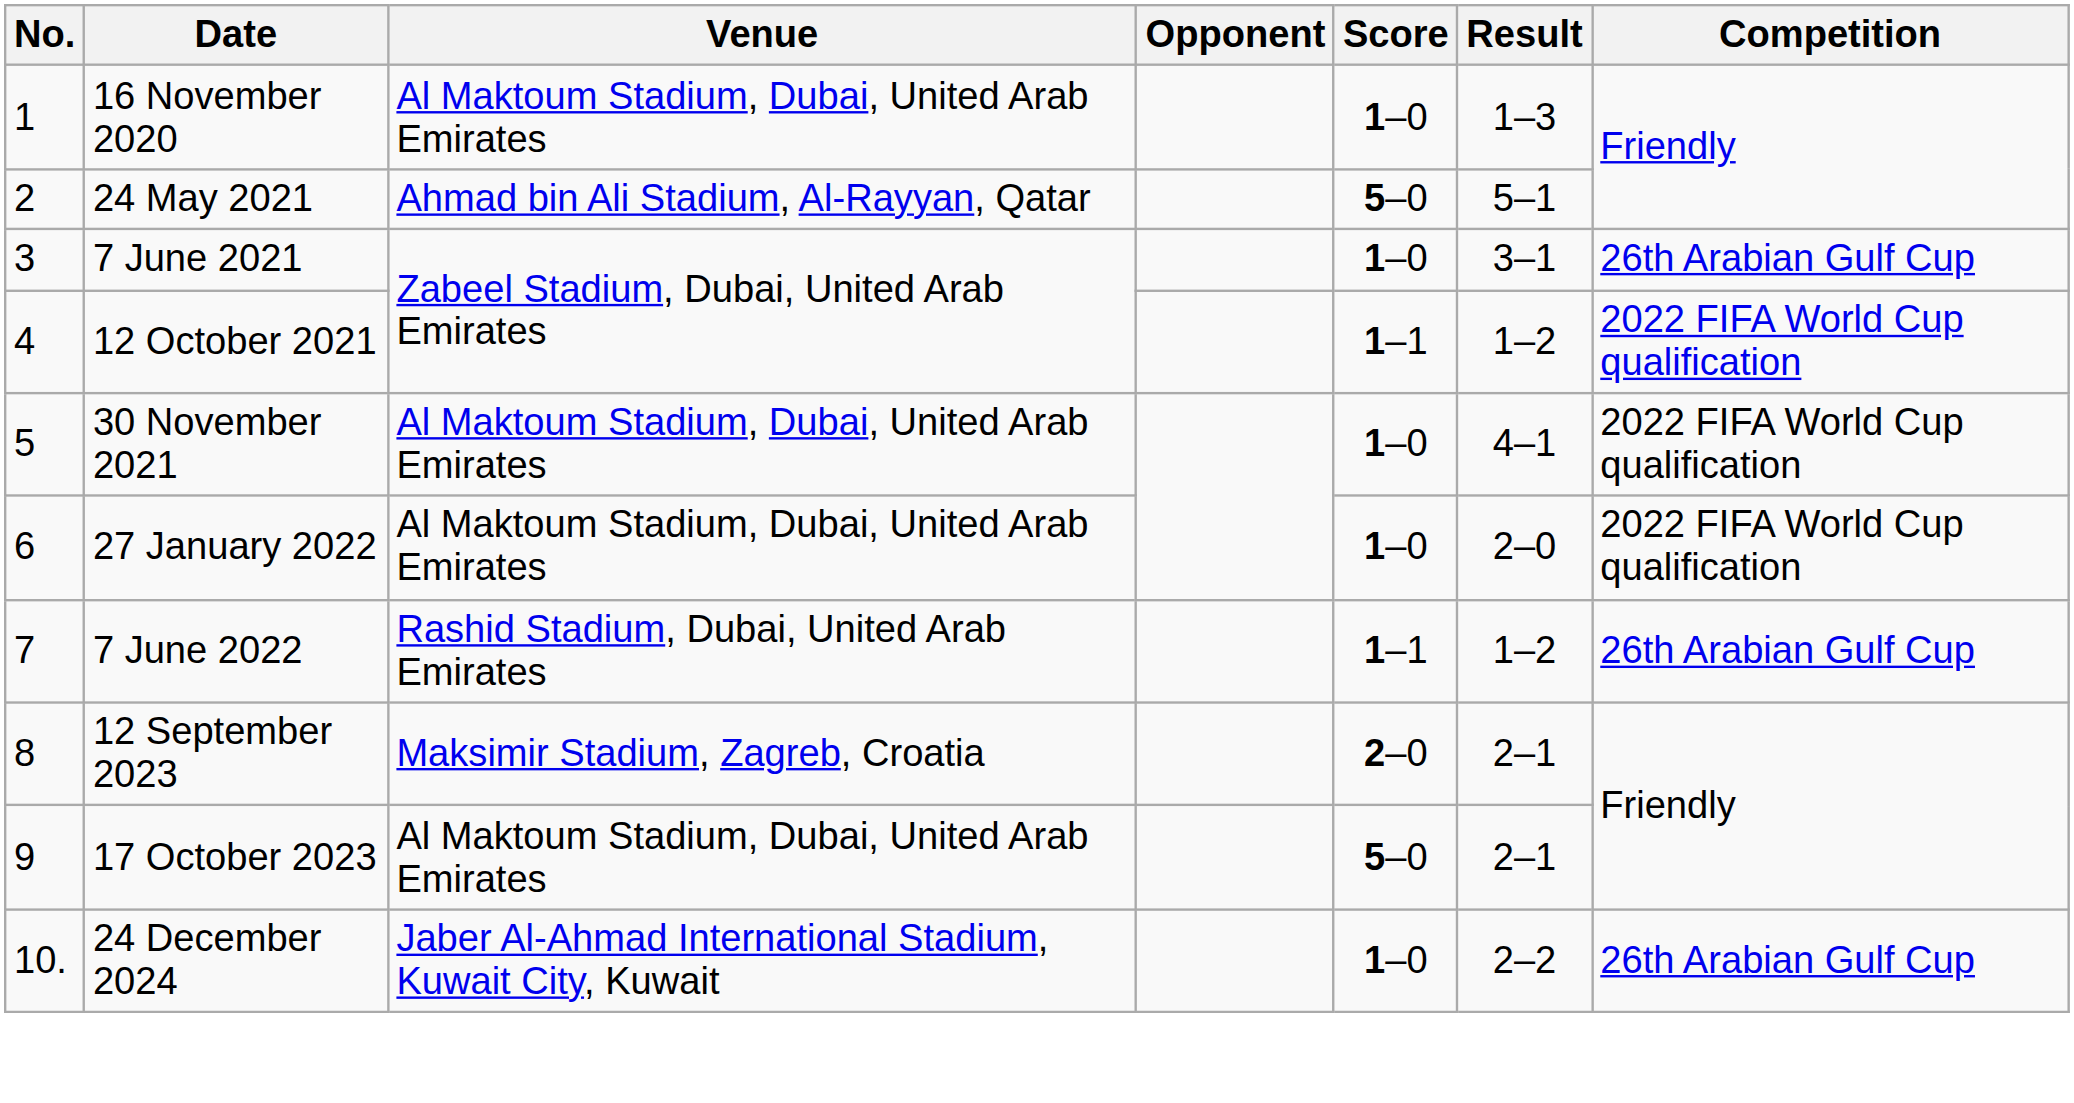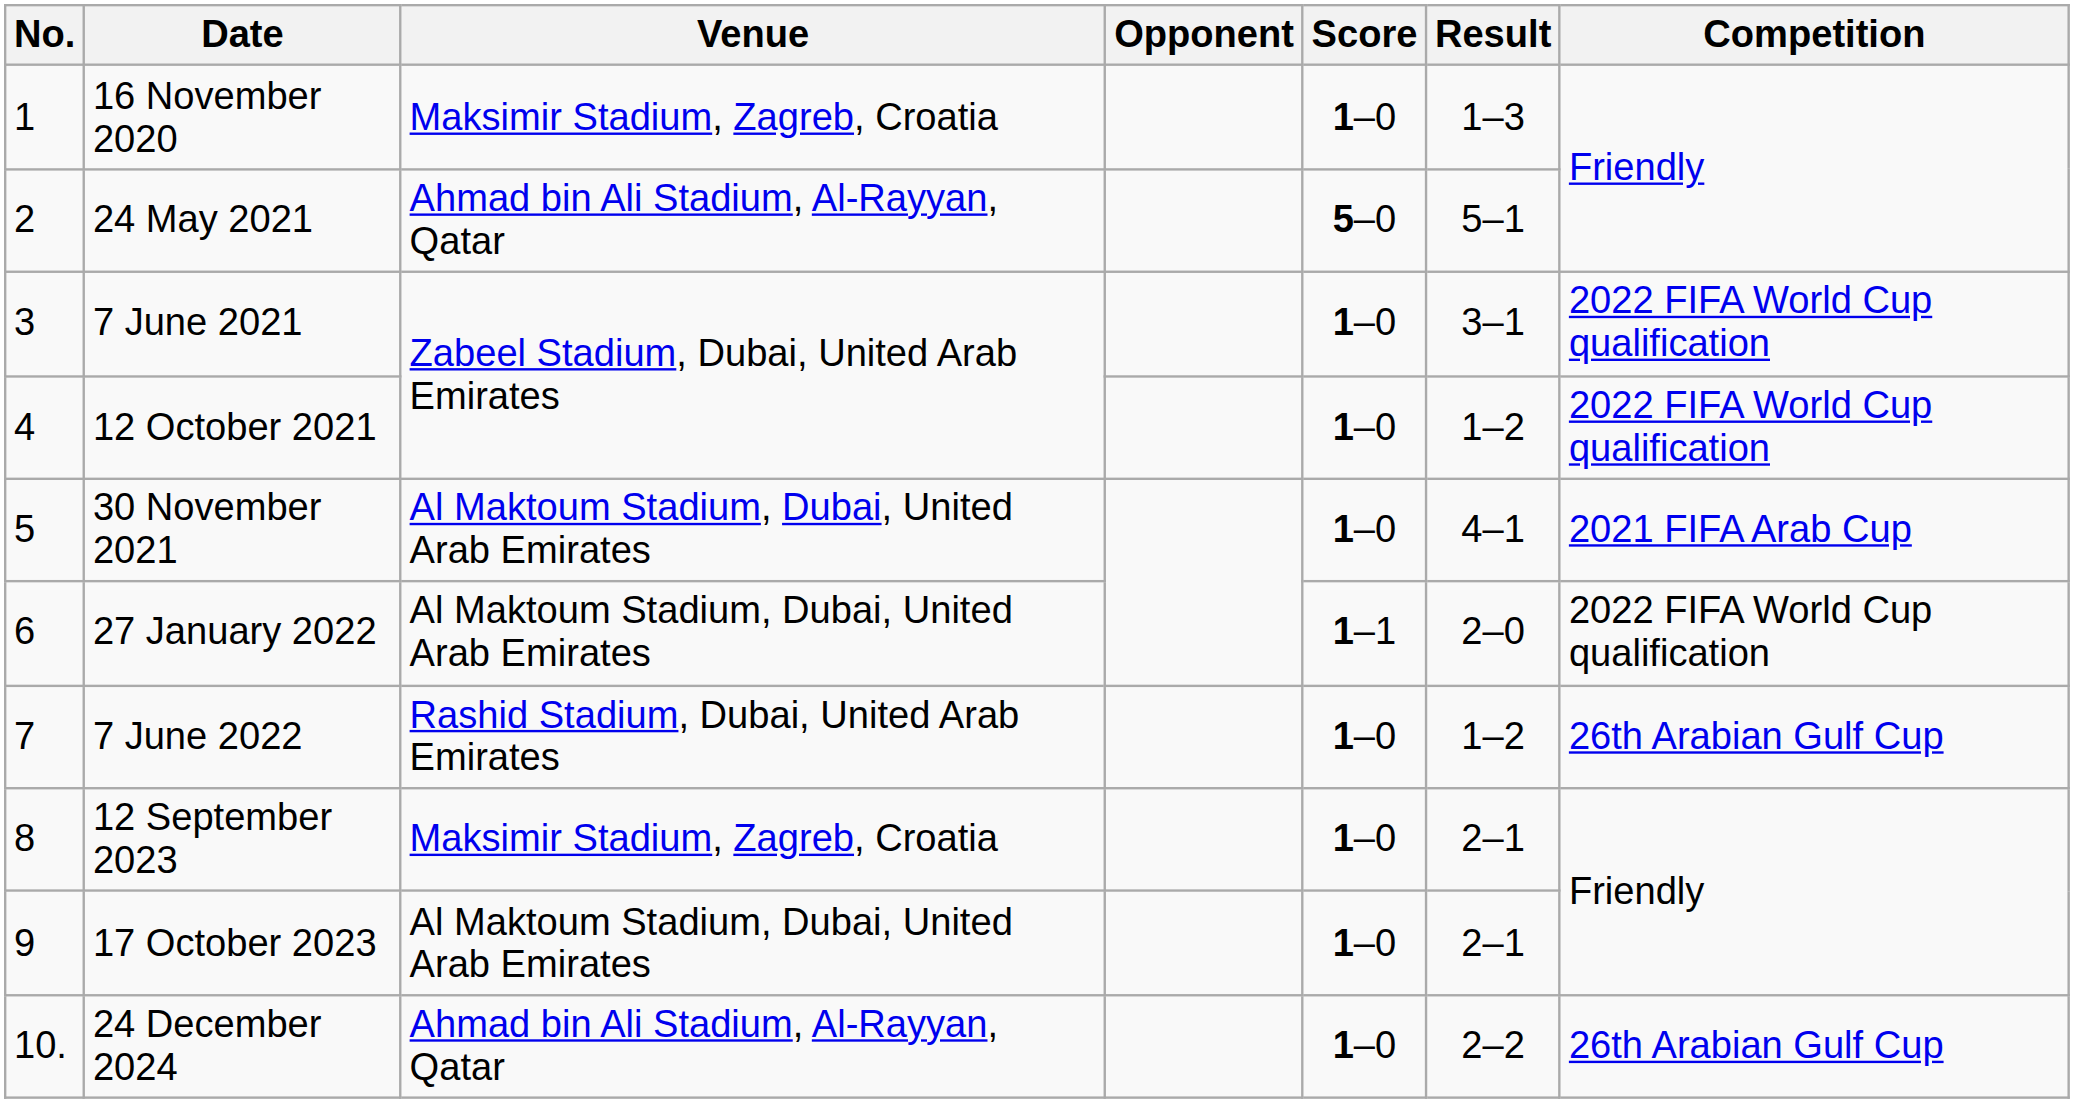(742, 116) Al Maktoum Stadium, Dubai, United Arab Emirates -> (704, 116) Maksimir Stadium, Zagreb, Croatia
(1788, 258) 26th Arabian Gulf Cup -> (1751, 322) 2022 FIFA World Cup qualification
(1396, 340) 1–1 -> (1364, 426) 1–0
(1782, 443) 2022 FIFA World Cup qualification -> (1740, 529) 2021 FIFA Arab Cup
(1396, 546) 1–0 -> (1364, 632) 1–1
(1396, 650) 1–1 -> (1364, 735) 1–0
(1396, 753) 2–0 -> (1364, 839) 1–0
(1396, 856) 5–0 -> (1364, 942) 1–0
(722, 959) Jaber Al-Ahmad International Stadium, Kuwait City, Kuwait -> (704, 1045) Ahmad bin Ali Stadium, Al-Rayyan, Qatar
